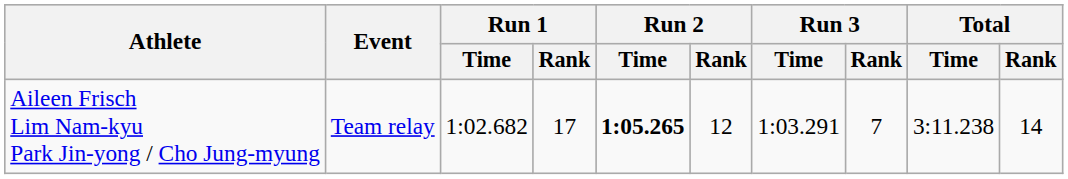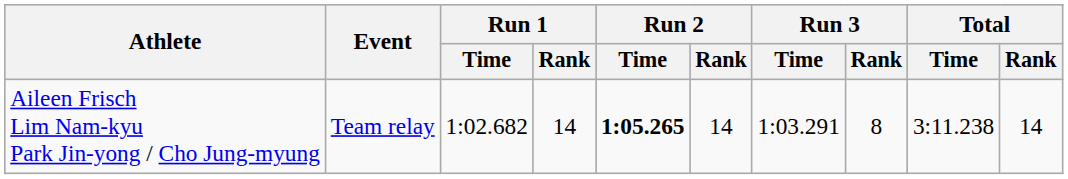(564, 126) 17 -> (564, 126) 14
(721, 126) 12 -> (721, 126) 14
(876, 126) 7 -> (876, 126) 8
